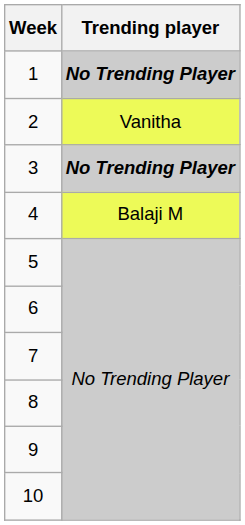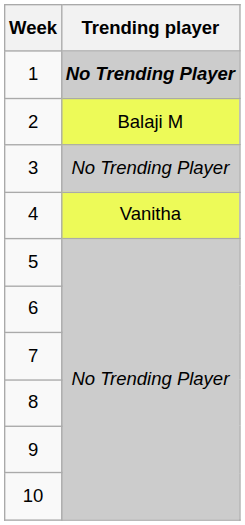(150, 121) Vanitha -> (150, 121) Balaji M
(150, 168) bold -> (150, 168) normal
(150, 214) Balaji M -> (150, 214) Vanitha
